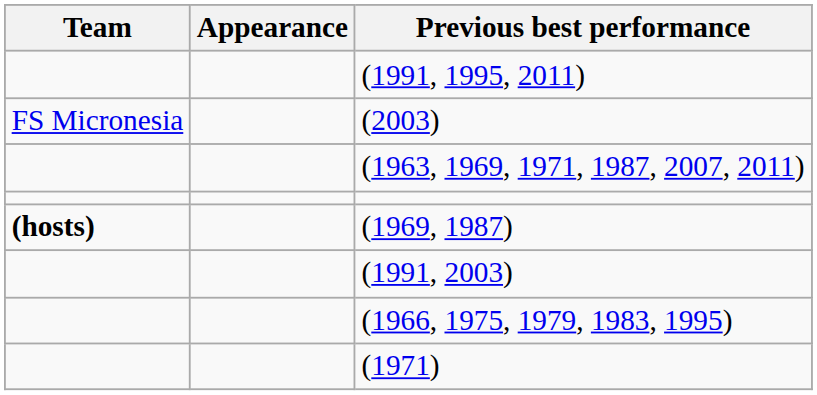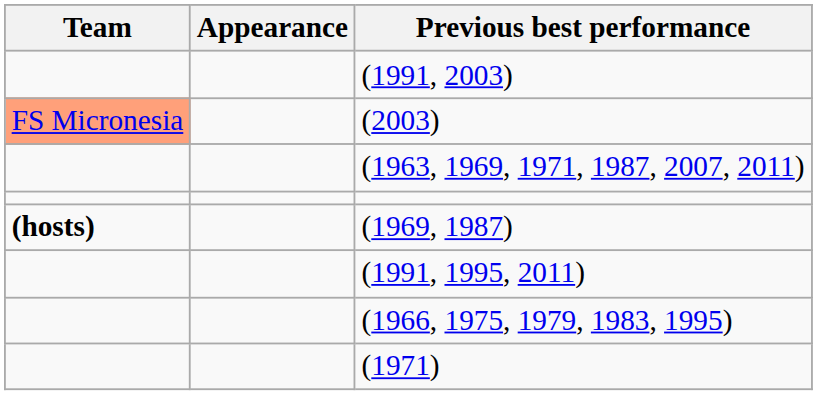rows swapped: (437, 273) <-> (473, 74)
(97, 120) no background -> (97, 120) lightsalmon background
